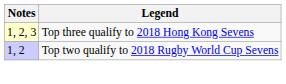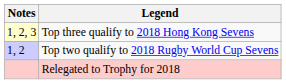+ row: (111, 69)
